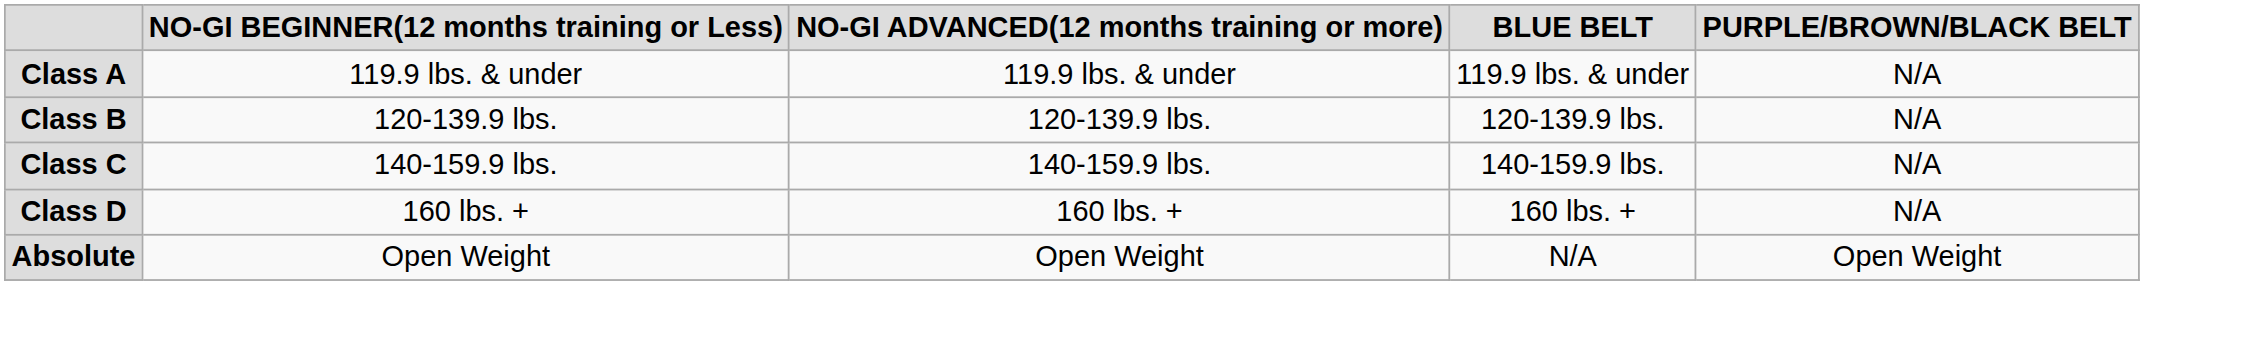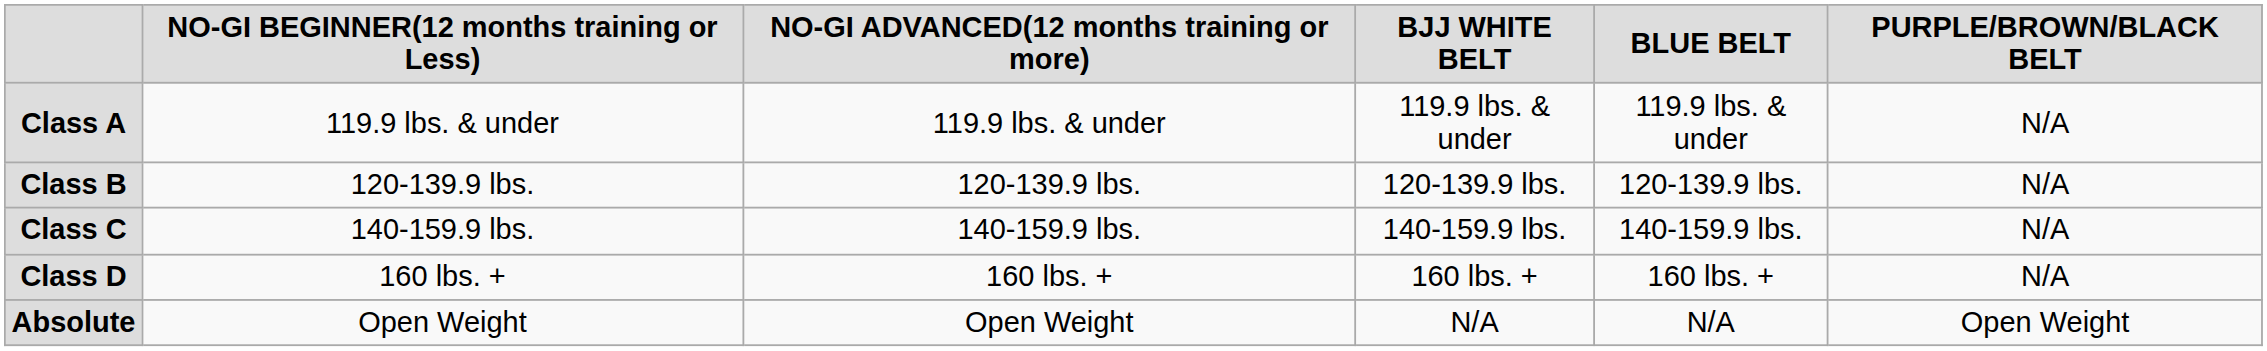+ column: (1475, 43)
